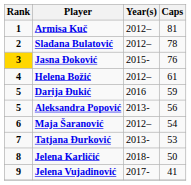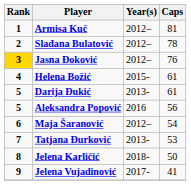(138, 60) 2015- -> (139, 60) 2012–
(139, 76) 2012– -> (138, 76) 2015-
(136, 92) 2016 -> (138, 92) 2013-
(172, 92) 59 -> (172, 92) 61
(138, 108) 2013- -> (136, 108) 2016
